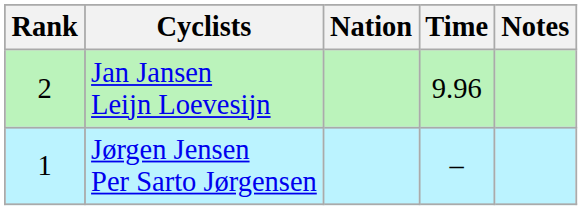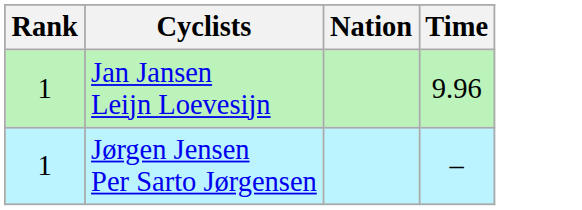- column: (535, 27)
(45, 88) 2 -> (45, 88) 1
